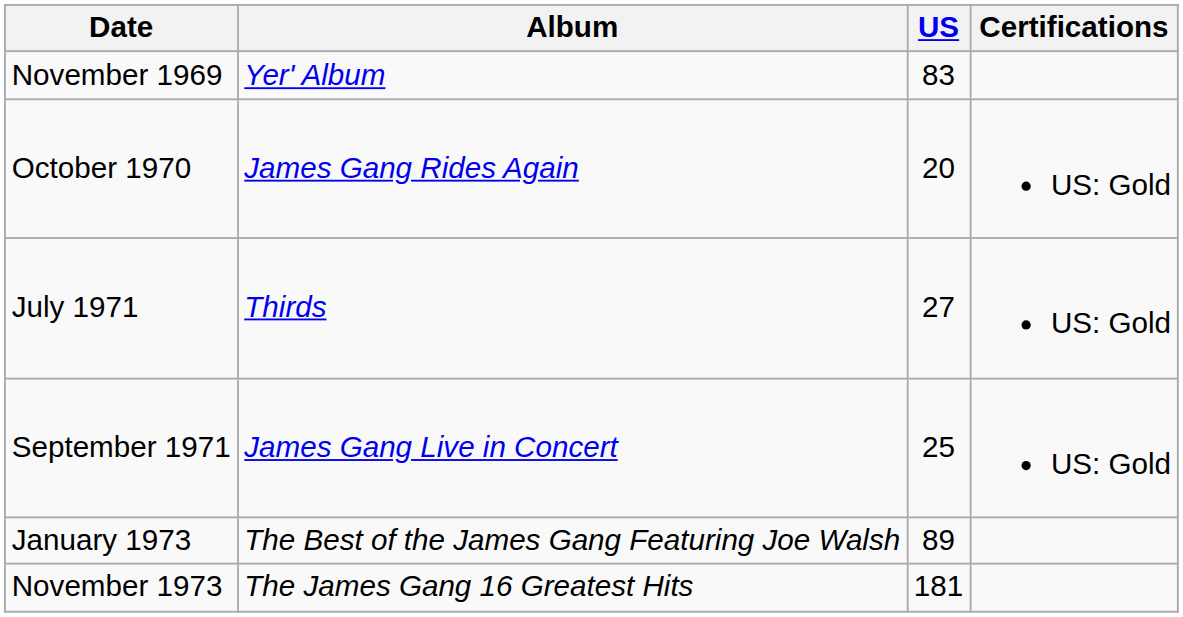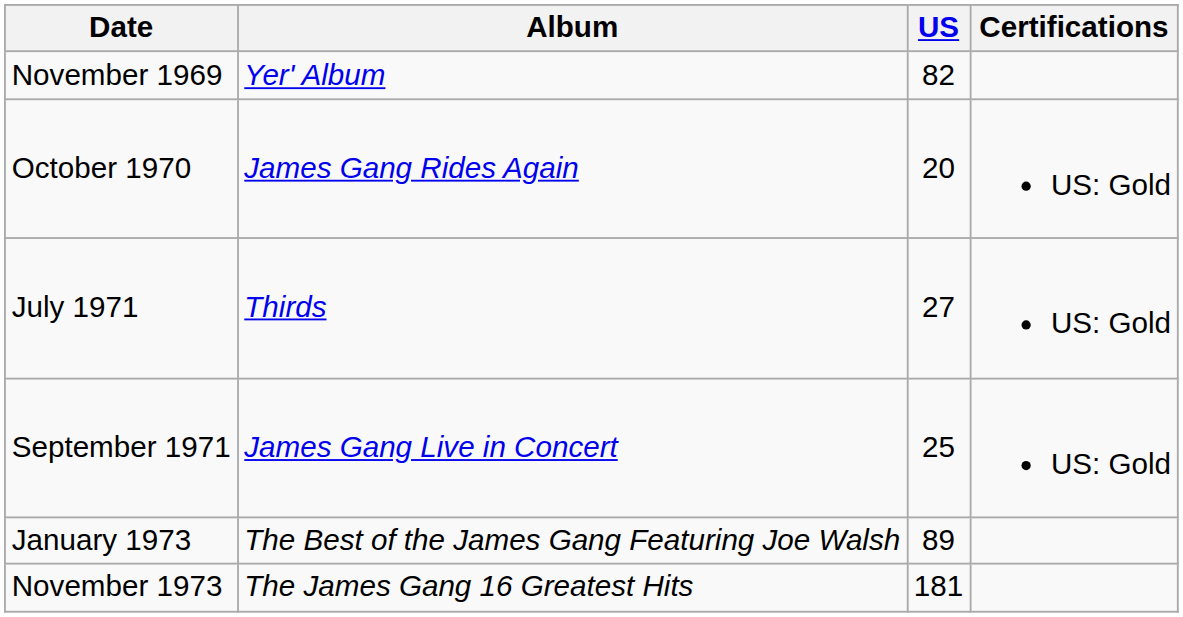(939, 74) 83 -> (939, 74) 82
